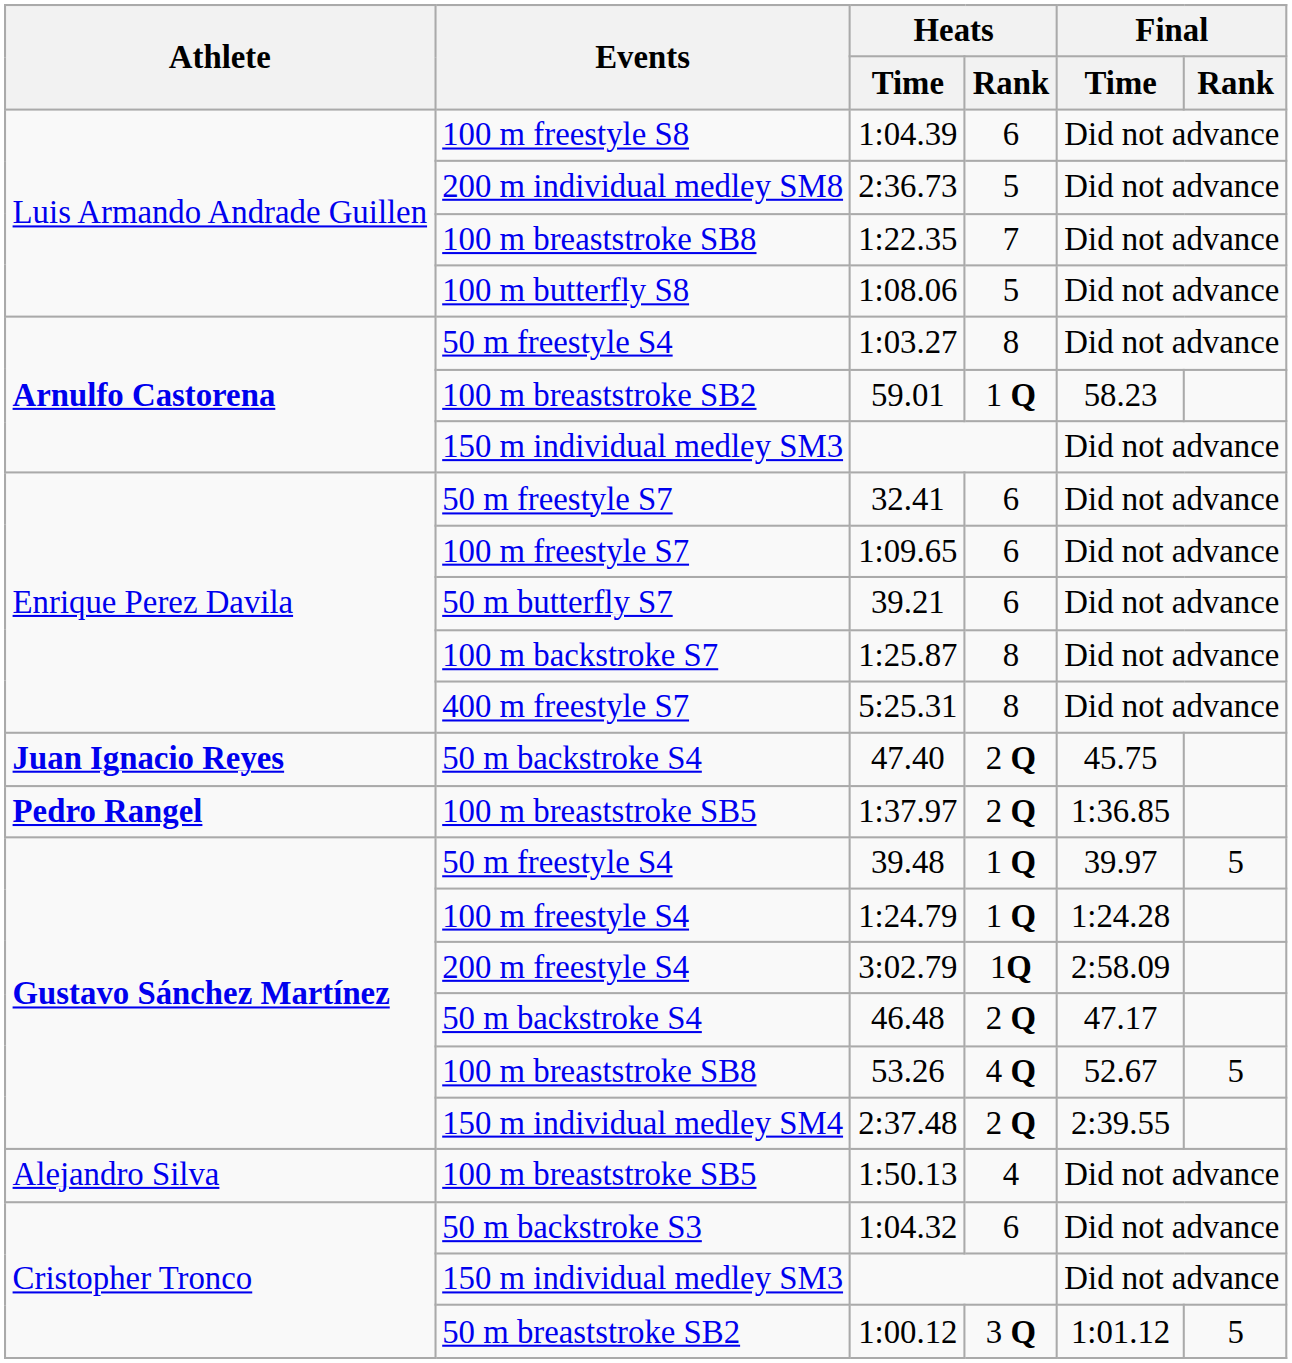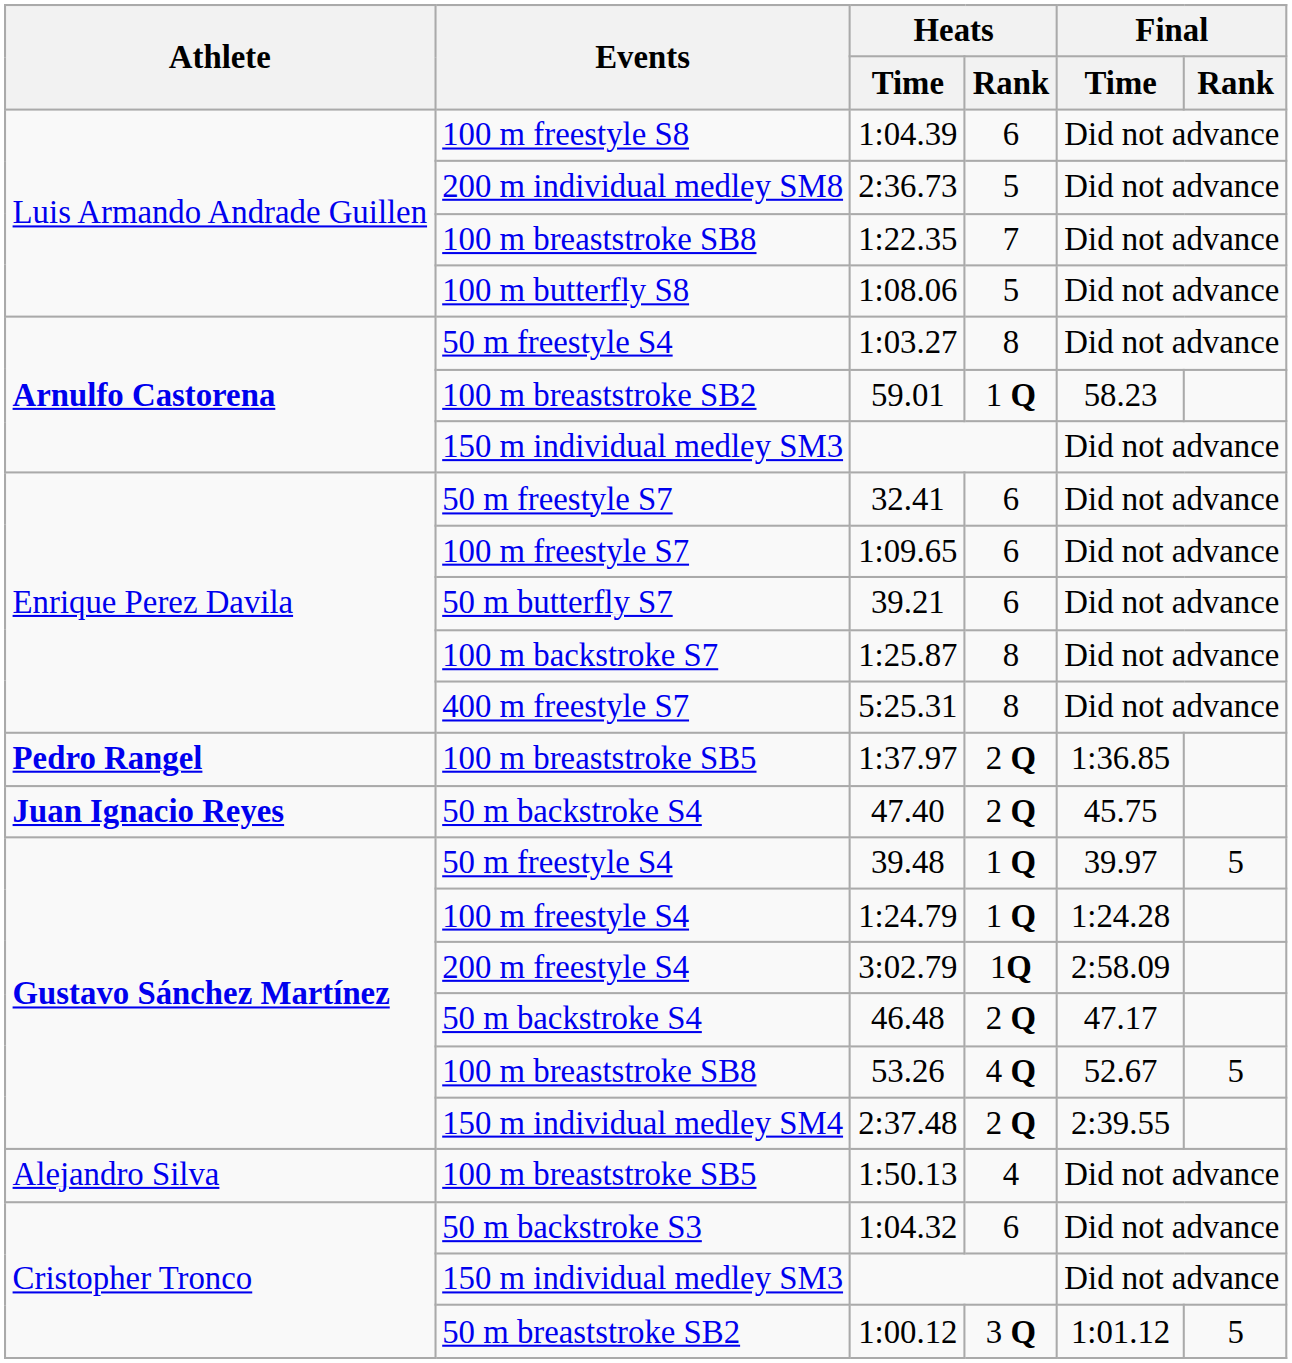rows swapped: (107, 810) <-> (148, 758)
